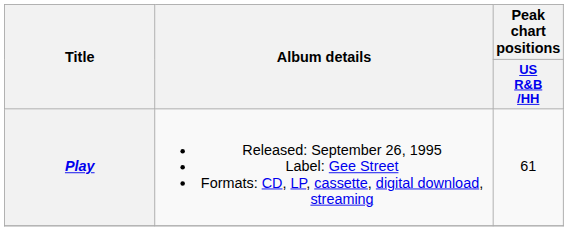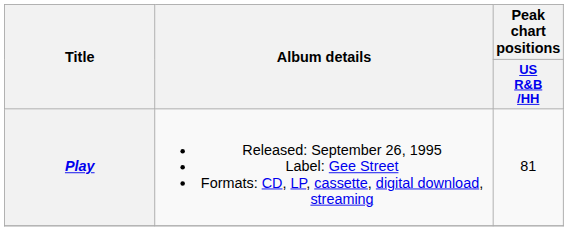(528, 167) 61 -> (528, 167) 81
